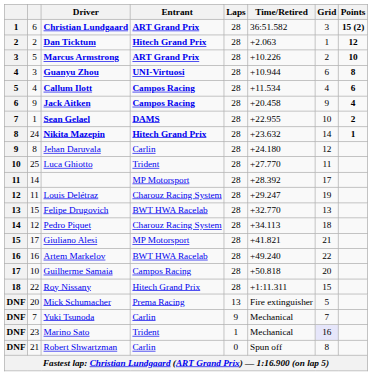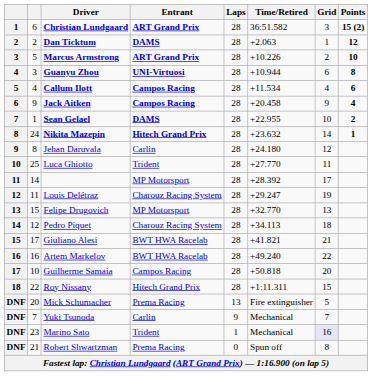(169, 42) Hitech Grand Prix -> (146, 42) DAMS
(170, 210) BWT HWA Racelab -> (161, 210) MP Motorsport
(161, 240) MP Motorsport -> (170, 240) BWT HWA Racelab
(144, 347) Carlin -> (158, 347) Prema Racing
